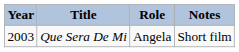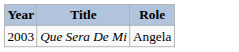- column: (205, 15)
